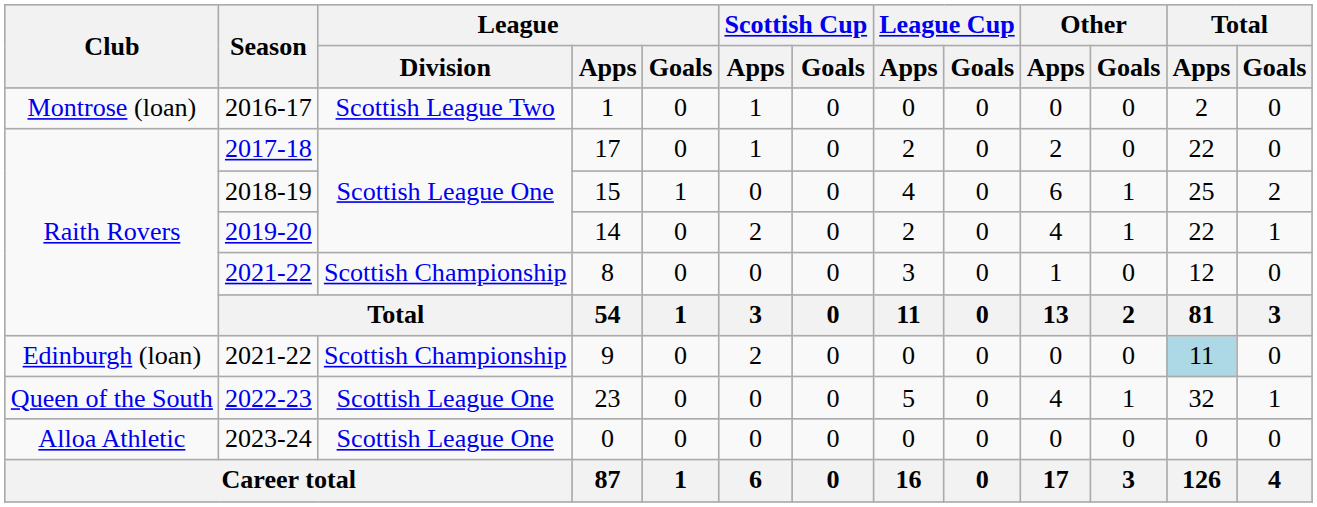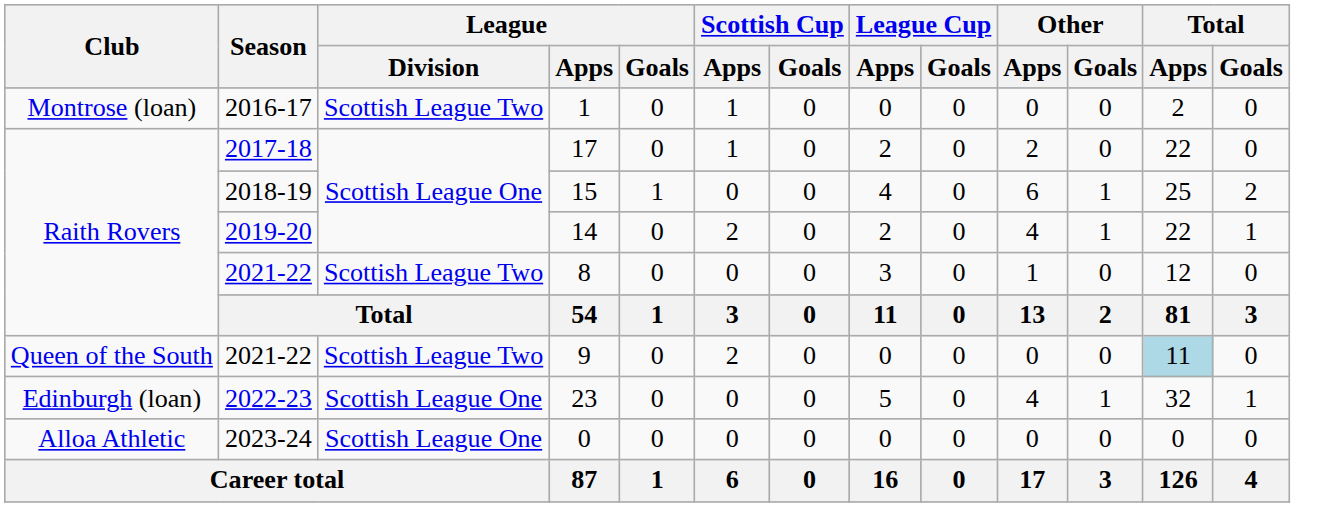(445, 273) Scottish Championship -> (434, 273) Scottish League Two
(112, 356) Edinburgh (loan) -> (112, 356) Queen of the South
(445, 356) Scottish Championship -> (434, 356) Scottish League Two
(112, 397) Queen of the South -> (112, 397) Edinburgh (loan)
